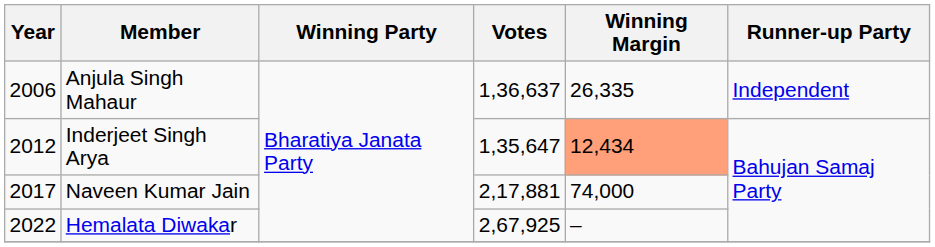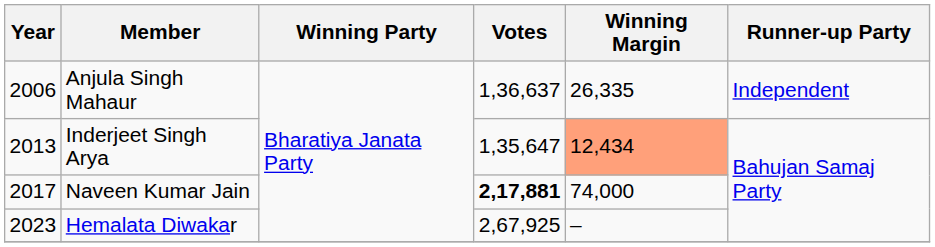(33, 146) 2012 -> (33, 146) 2013
(520, 191) normal -> (520, 191) bold
(33, 224) 2022 -> (33, 224) 2023
